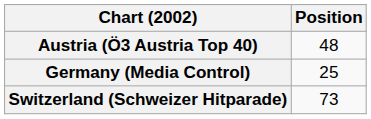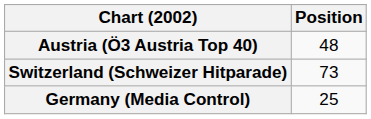rows swapped: (148, 72) <-> (148, 99)
